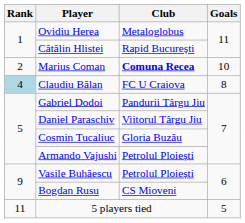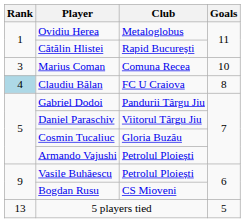(20, 66) 2 -> (20, 66) 3
(158, 66) bold -> (156, 66) normal
(20, 208) 11 -> (20, 208) 13
